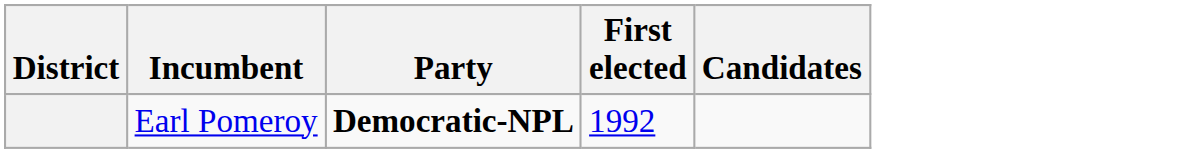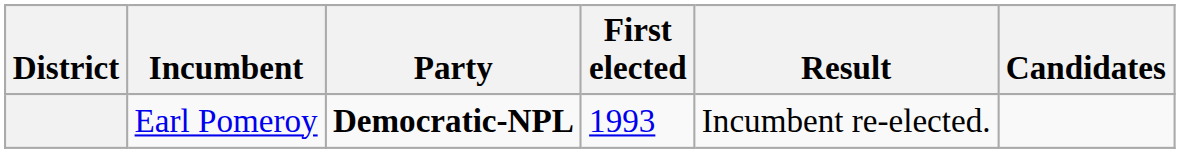+ column: (846, 68)
(622, 120) 1992 -> (622, 120) 1993
